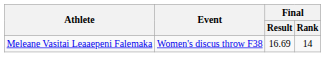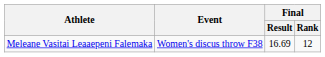(308, 44) 14 -> (308, 44) 12
